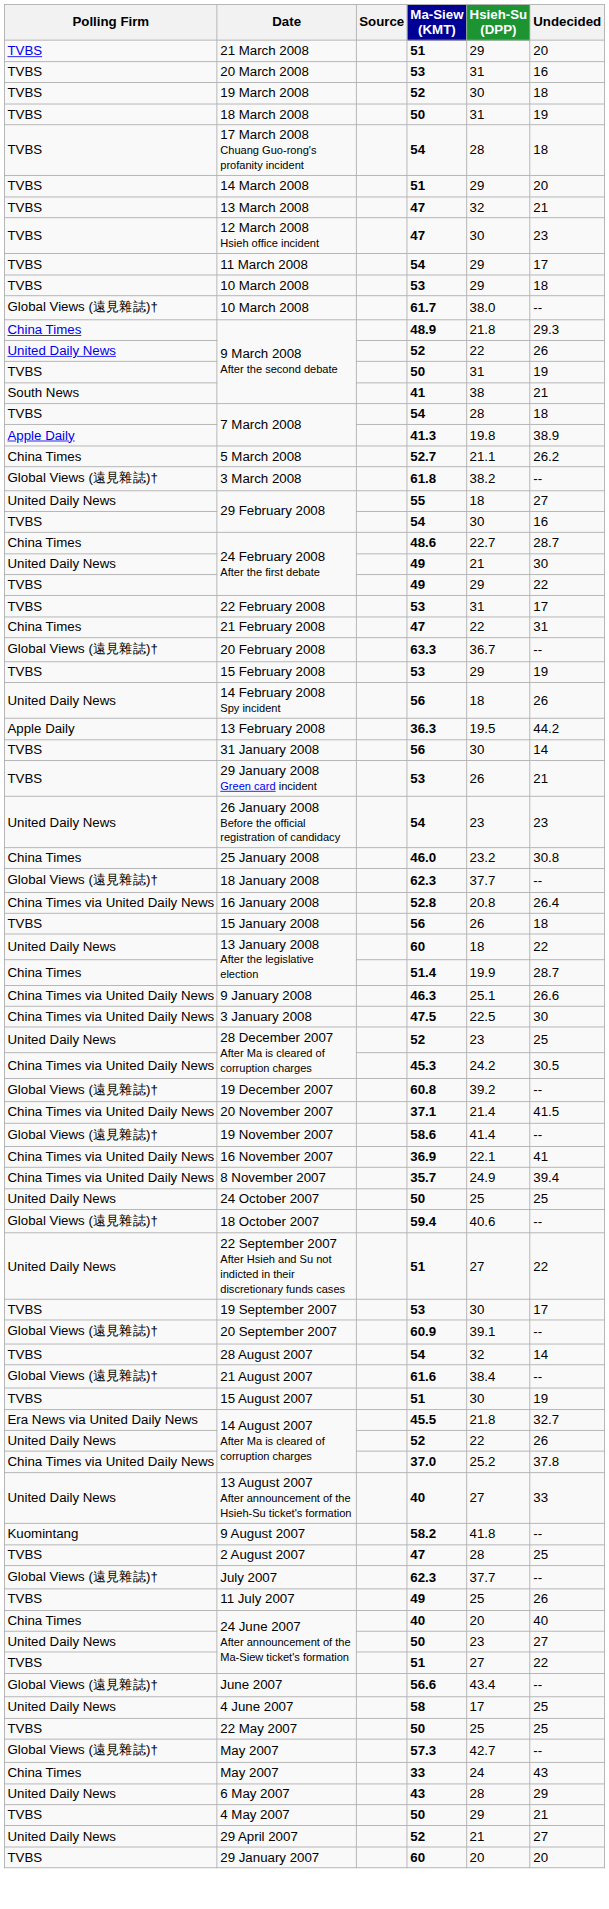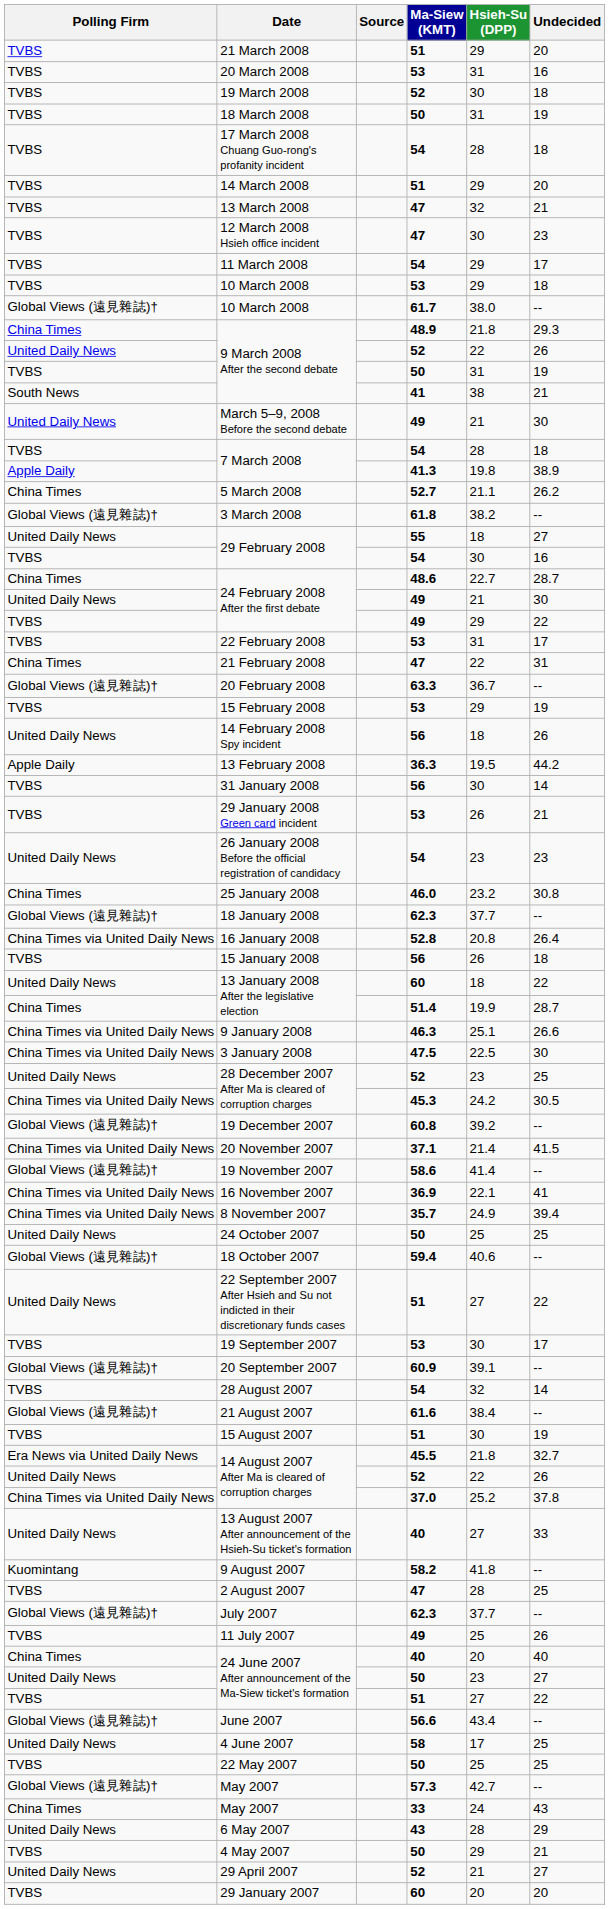+ row: (62, 421)
